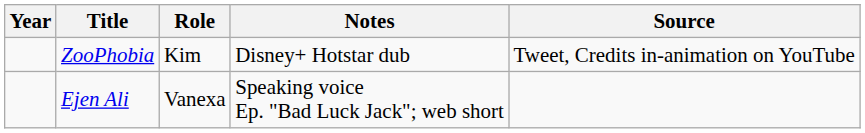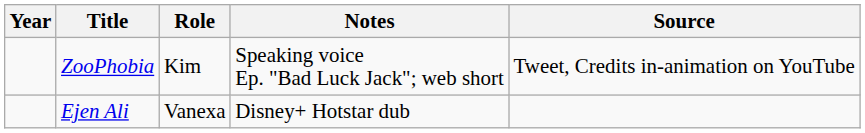(323, 54) Disney+ Hotstar dub -> (370, 66) Speaking voice Ep. "Bad Luck Jack"; web short
(370, 99) Speaking voice Ep. "Bad Luck Jack"; web short -> (323, 111) Disney+ Hotstar dub
